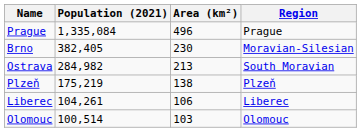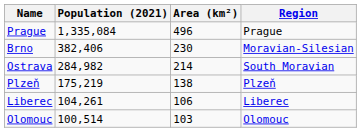(80, 48) 382,405 -> (80, 48) 382,406
(183, 66) 213 -> (183, 66) 214
